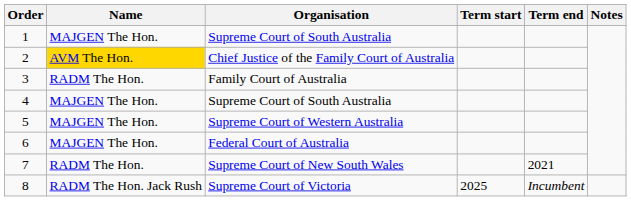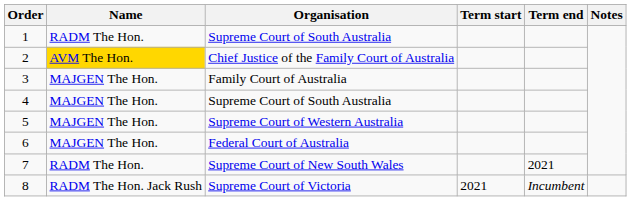(104, 36) MAJGEN The Hon. -> (97, 36) RADM The Hon.
(97, 79) RADM The Hon. -> (104, 79) MAJGEN The Hon.
(474, 185) 2025 -> (474, 185) 2021
